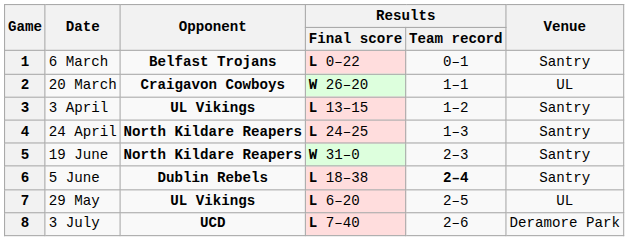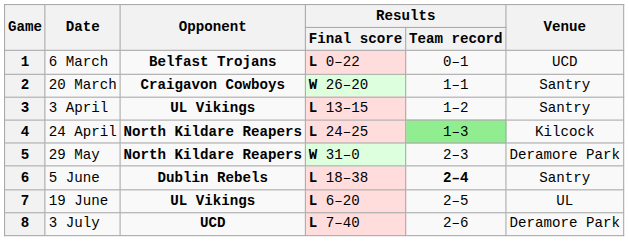(565, 62) Santry -> (565, 62) UCD
(565, 85) UL -> (565, 85) Santry
(456, 132) no background -> (456, 132) lightgreen background
(565, 132) Santry -> (565, 132) Kilcock
(78, 155) 19 June -> (74, 155) 29 May
(565, 155) Santry -> (565, 155) Deramore Park
(74, 201) 29 May -> (78, 201) 19 June
